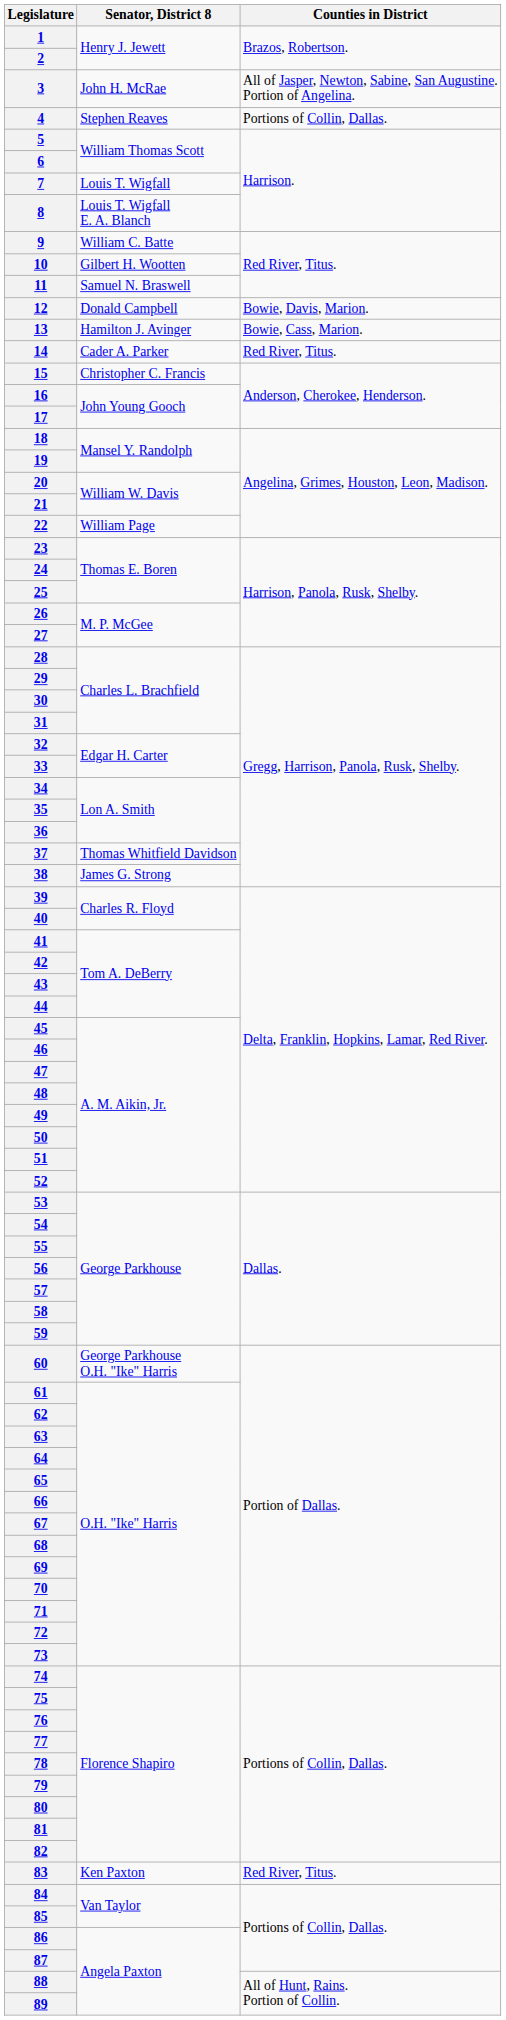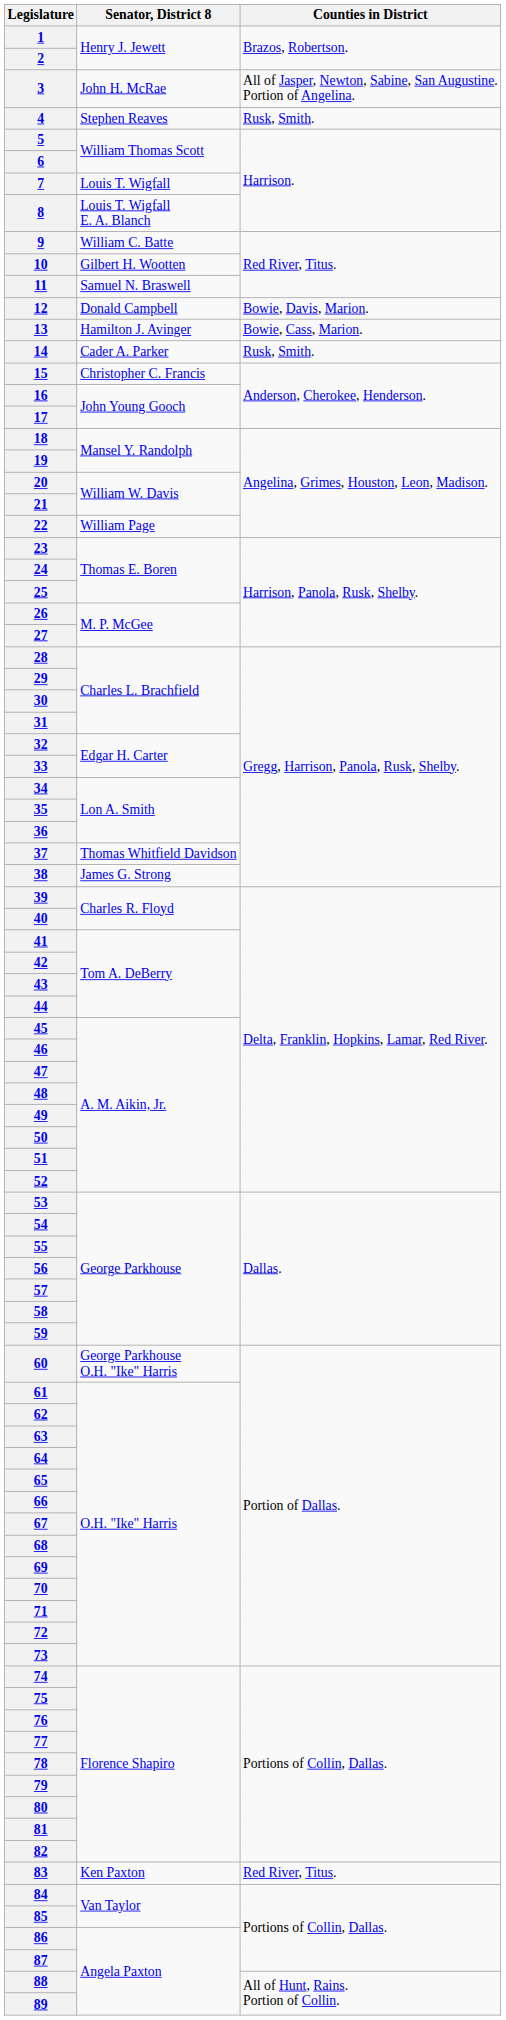(315, 118) Portions of Collin, Dallas. -> (279, 118) Rusk, Smith.
(290, 351) Red River, Titus. -> (279, 351) Rusk, Smith.
